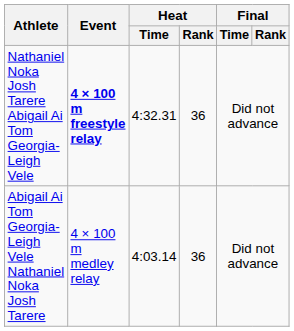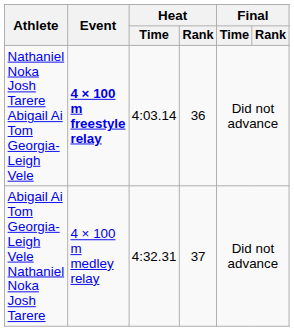(154, 116) 4:32.31 -> (154, 116) 4:03.14
(154, 256) 4:03.14 -> (154, 256) 4:32.31
(198, 256) 36 -> (198, 256) 37
